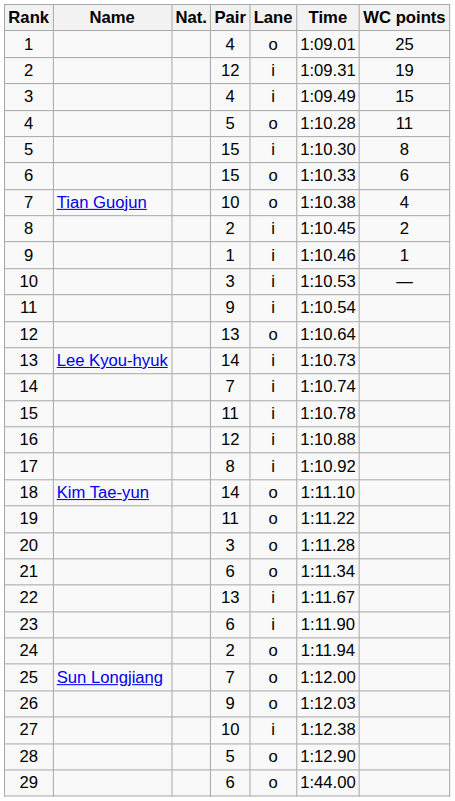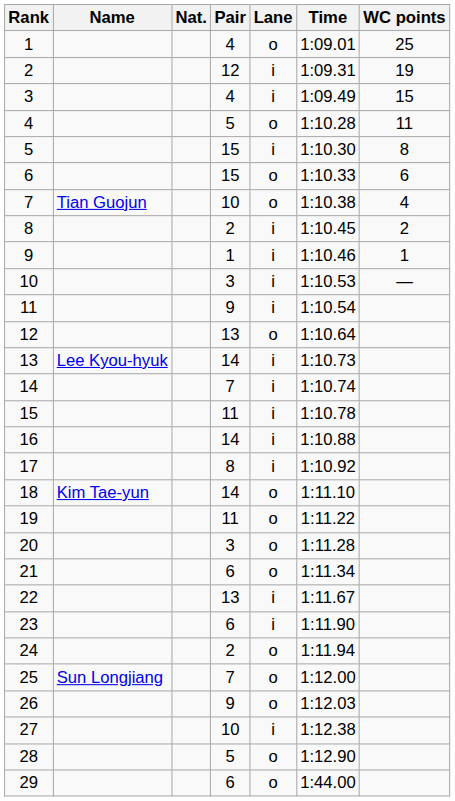(230, 439) 12 -> (230, 439) 14
